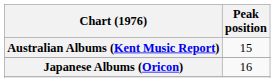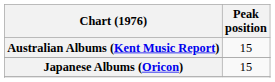(246, 67) 16 -> (246, 67) 15
